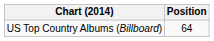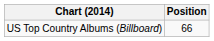(187, 28) 64 -> (187, 28) 66
